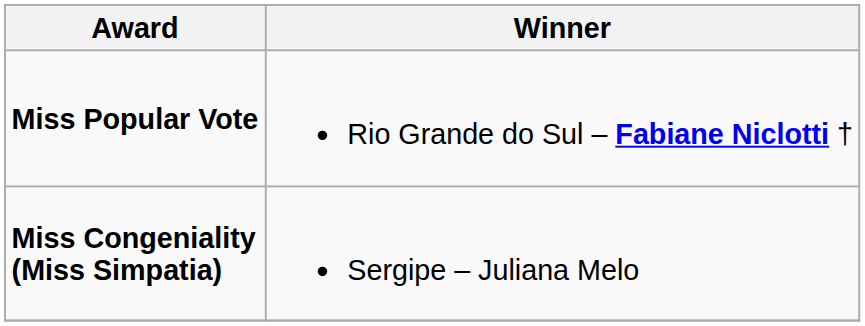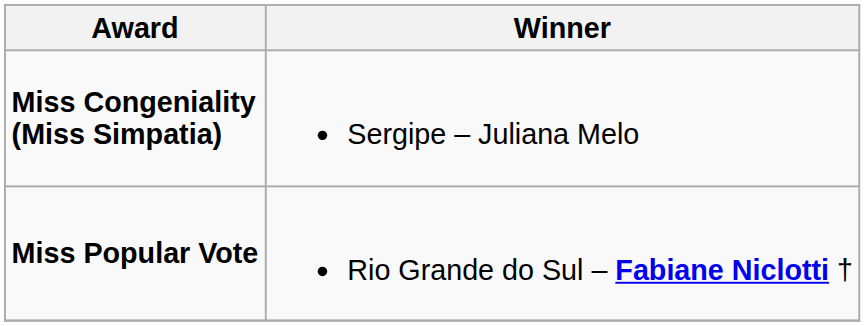rows swapped: (134, 253) <-> (135, 118)
